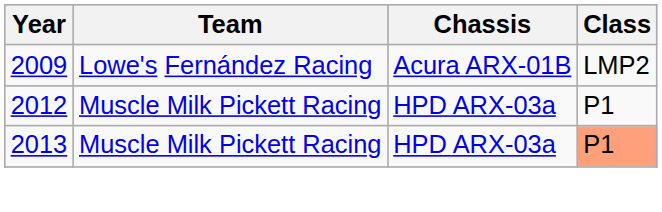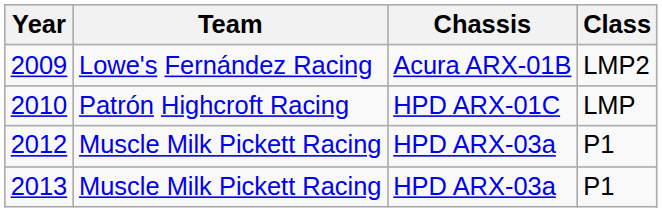+ row: (39, 105)
(599, 145) lightsalmon background -> (599, 186) no background
